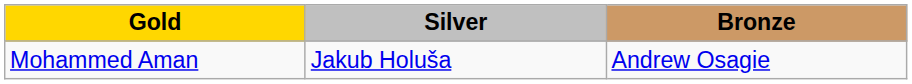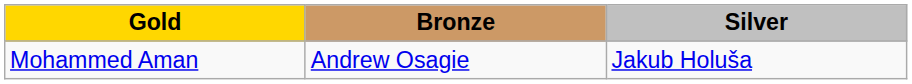columns swapped: (456, 22) <-> (756, 22)
